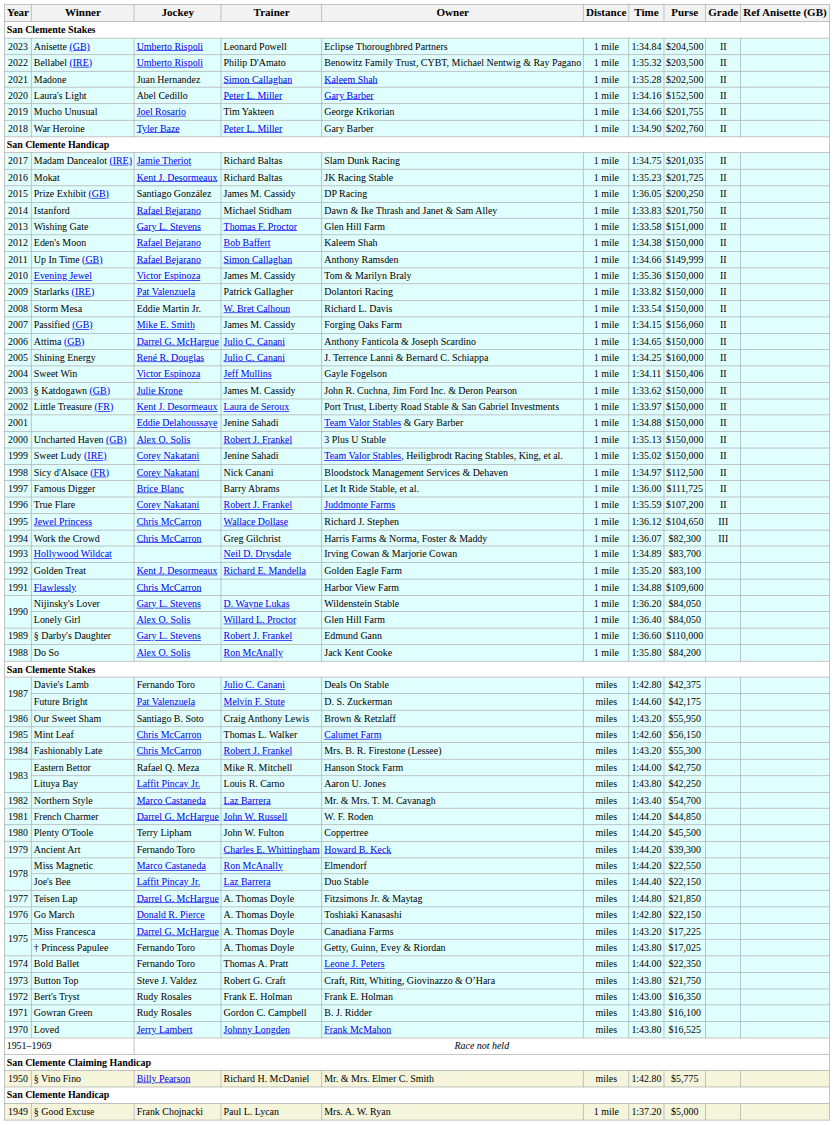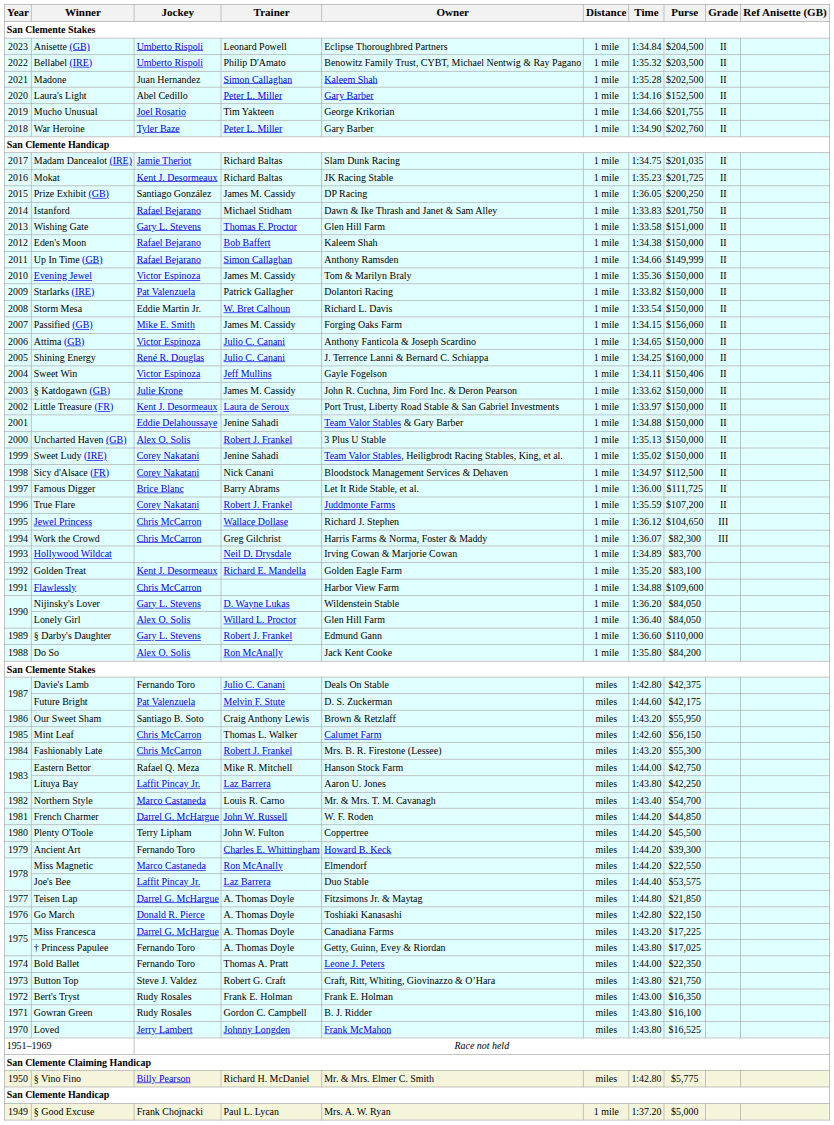(178, 341) Darrel G. McHargue -> (168, 341) Victor Espinoza
(254, 784) Louis R. Carno -> (247, 784) Laz Barrera
(247, 800) Laz Barrera -> (254, 800) Louis R. Carno
(685, 882) $22,150 -> (685, 882) $53,575
